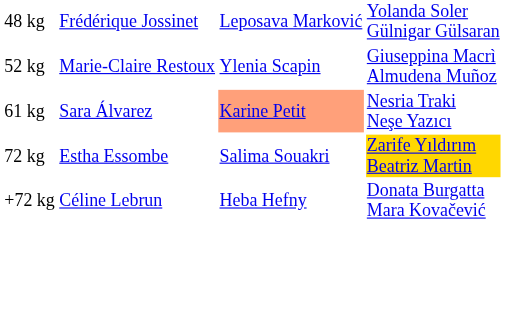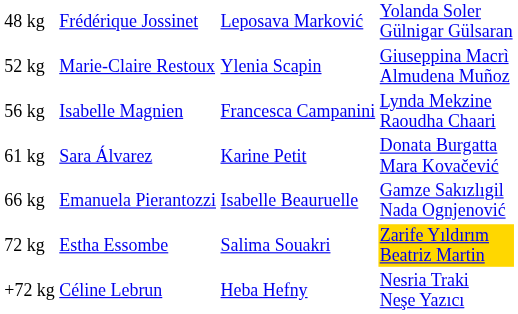+ row: (25, 111)
(263, 111) lightsalmon background -> (264, 155) no background
(411, 111) Nesria Traki Neşe Yazıcı -> (439, 155) Donata Burgatta Mara Kovačević
+ row: (25, 200)
(426, 200) Donata Burgatta Mara Kovačević -> (424, 290) Nesria Traki Neşe Yazıcı
